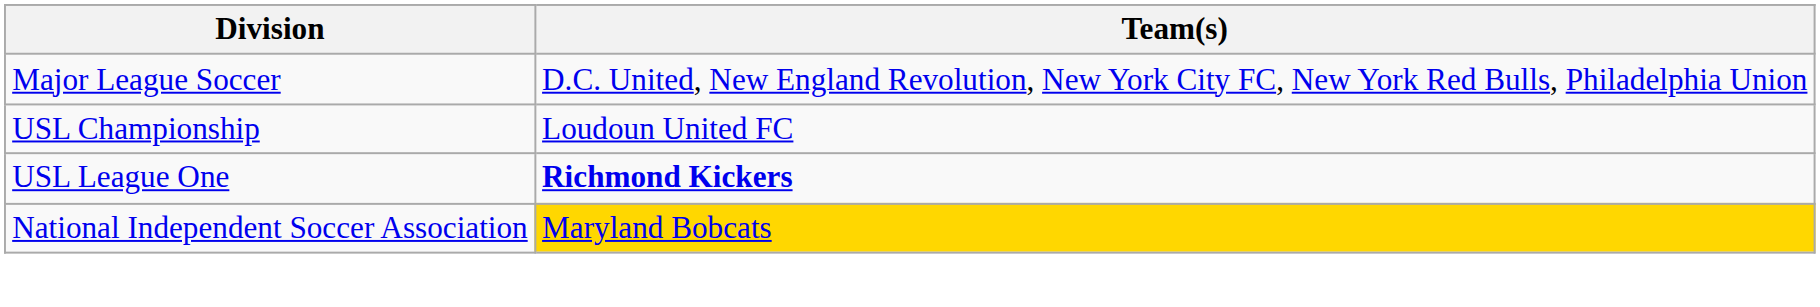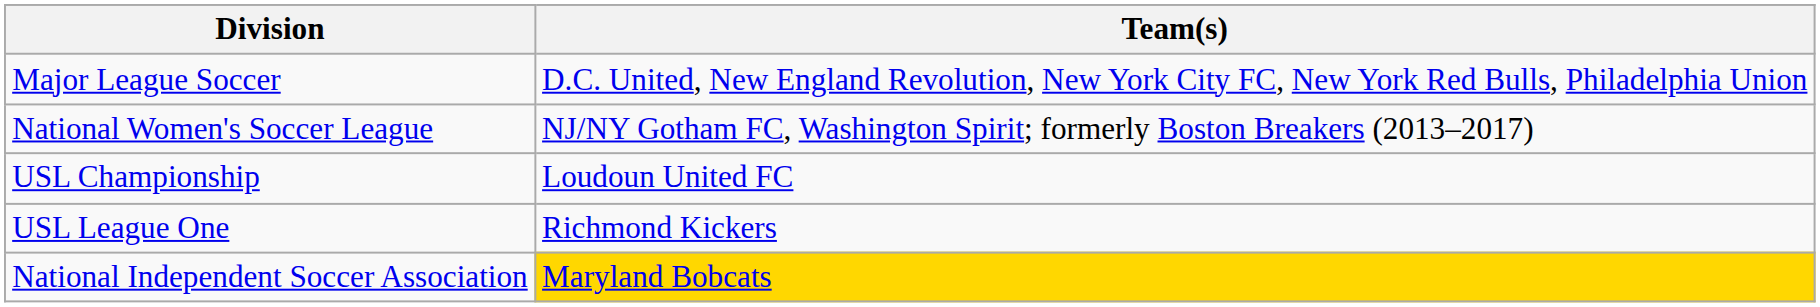+ row: (223, 128)
(667, 177) bold -> (659, 227) normal
